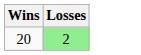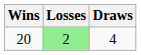+ column: (113, 15)
